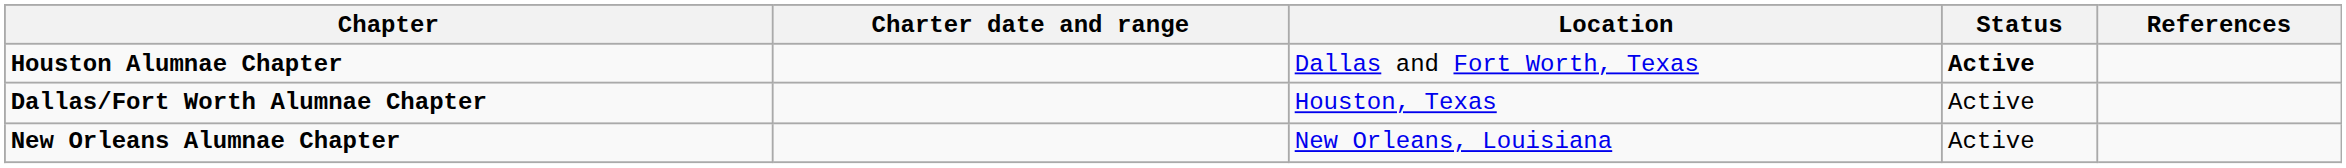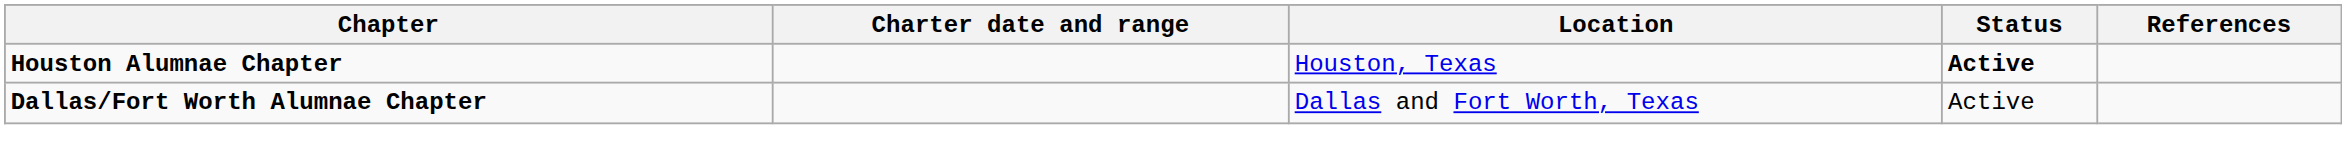(1497, 64) Dallas and Fort Worth, Texas -> (1396, 64) Houston, Texas
(1396, 103) Houston, Texas -> (1497, 103) Dallas and Fort Worth, Texas
- row: (205, 142)
